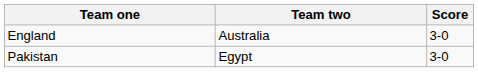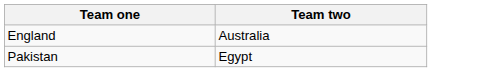- column: (450, 14)
